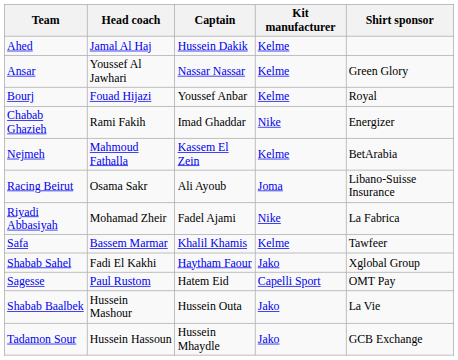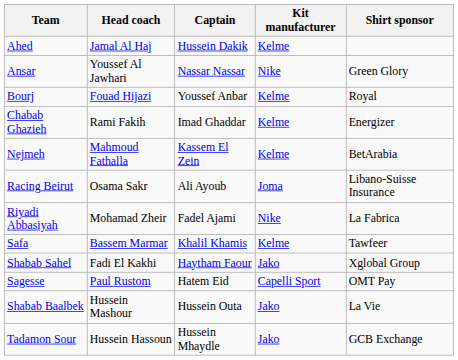(274, 71) Kelme -> (269, 71) Nike
(269, 122) Nike -> (274, 122) Kelme
